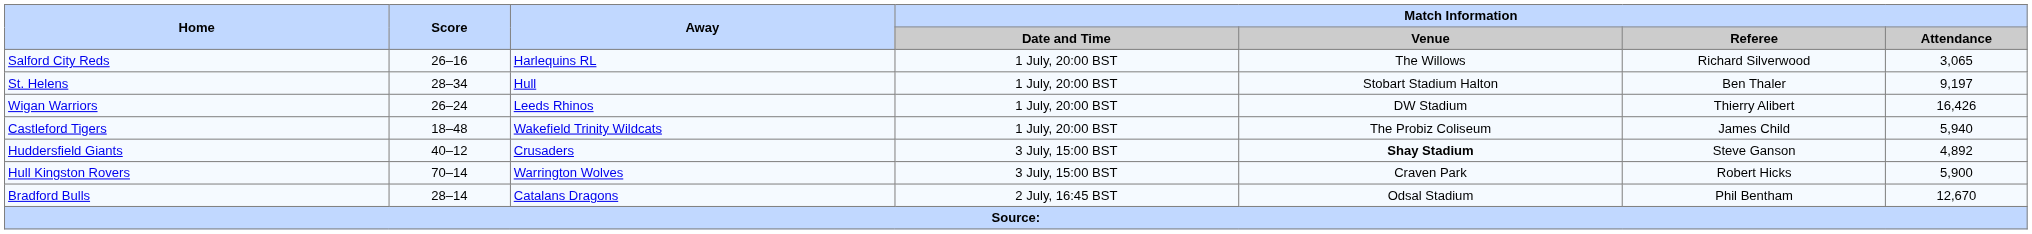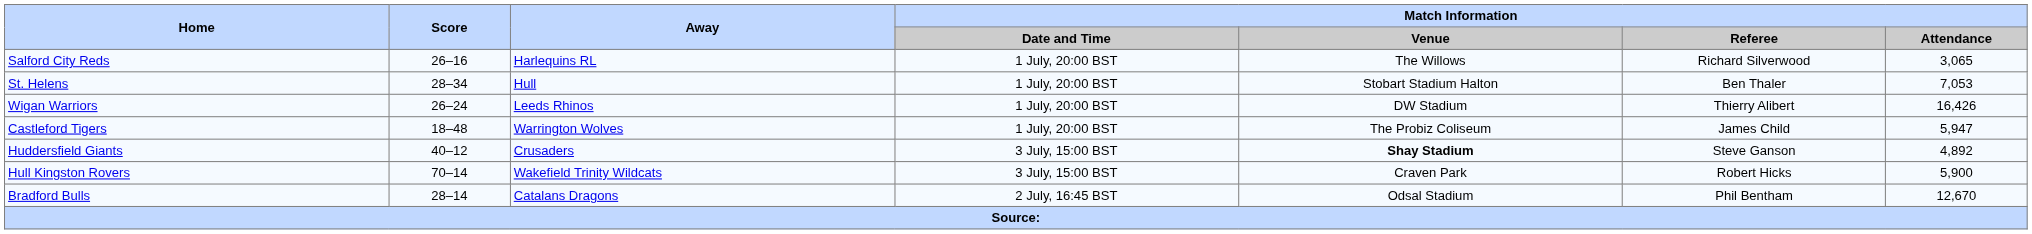(1956, 83) 9,197 -> (1956, 83) 7,053
(588, 128) Wakefield Trinity Wildcats -> (568, 128) Warrington Wolves
(1956, 128) 5,940 -> (1956, 128) 5,947
(568, 173) Warrington Wolves -> (588, 173) Wakefield Trinity Wildcats
